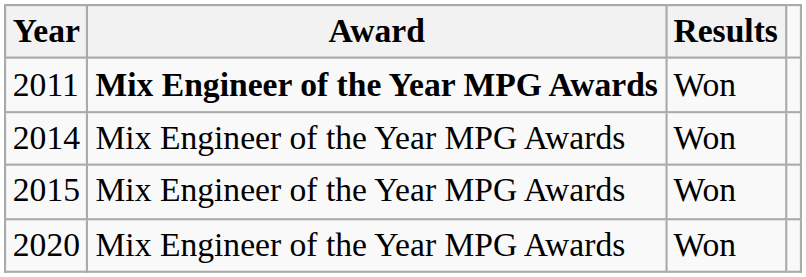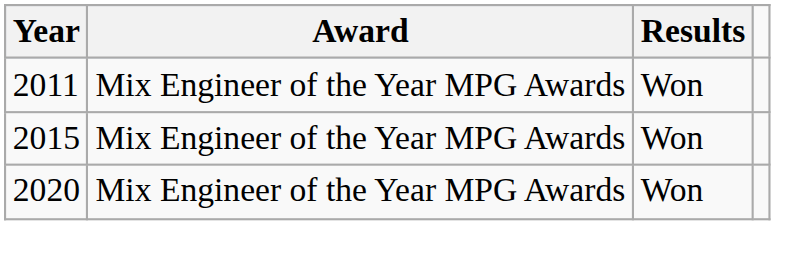(377, 84) bold -> (360, 84) normal
- row: (46, 137)
